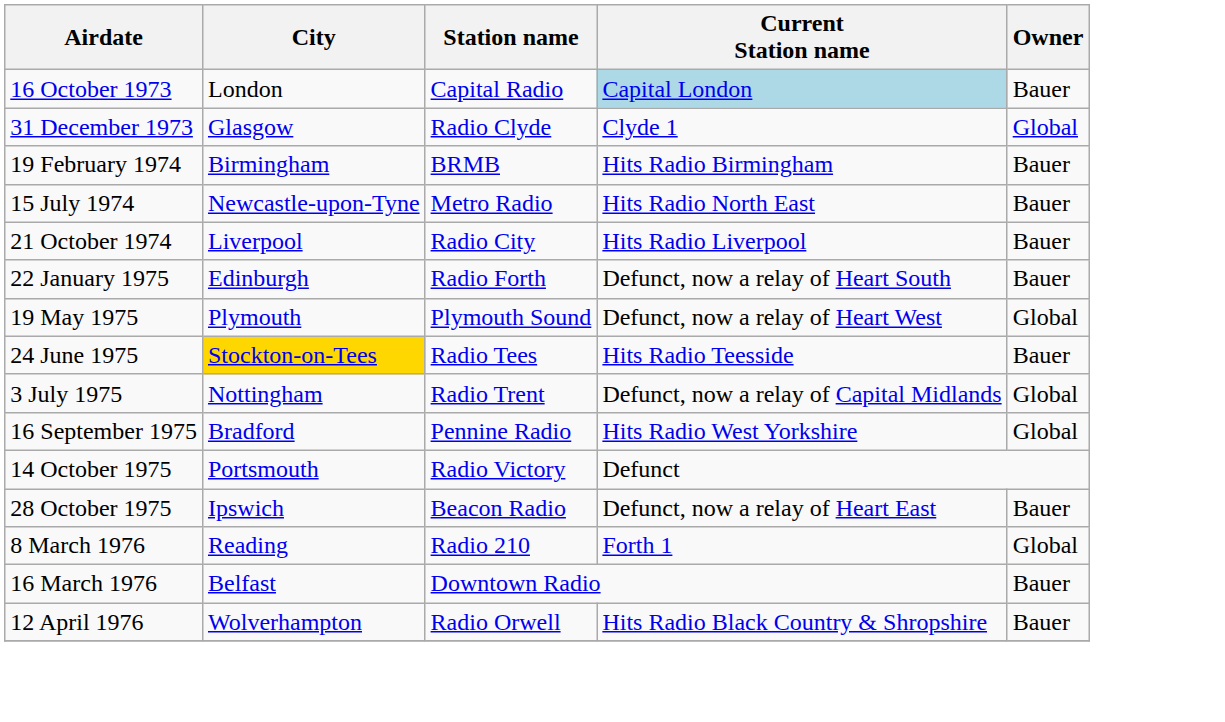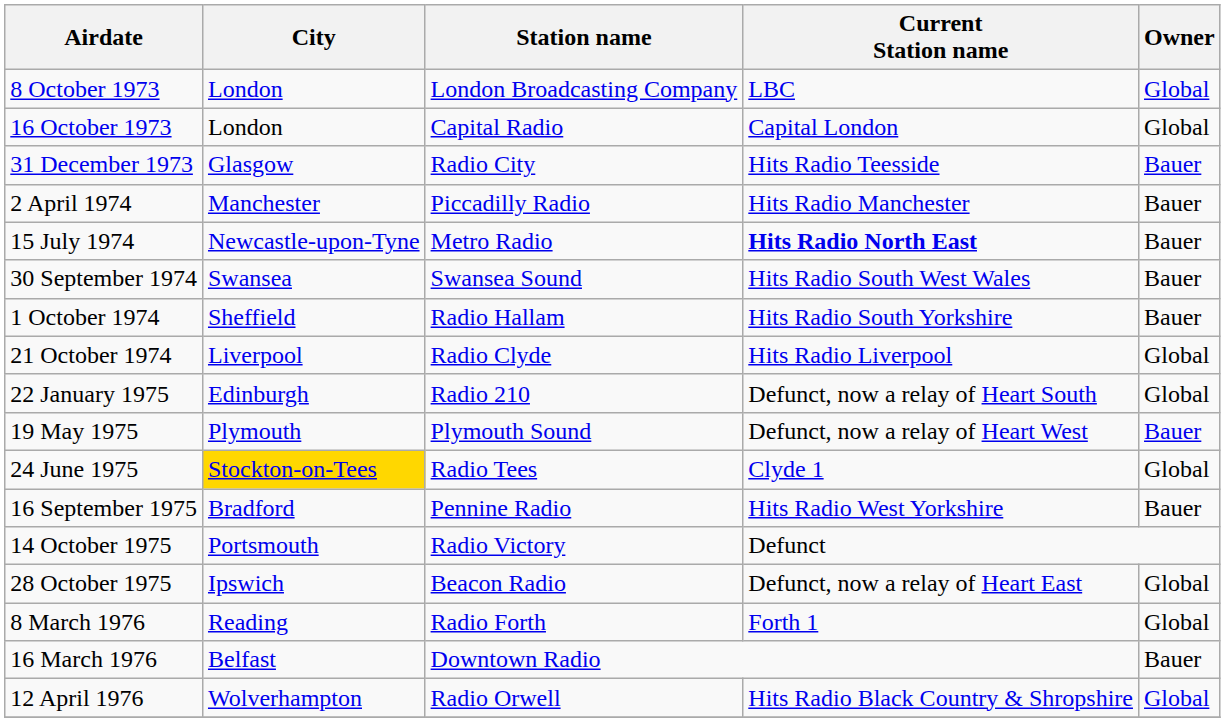+ row: (85, 88)
(677, 88) lightblue background -> (823, 126) no background
(1041, 88) Bauer -> (1177, 126) Global
(491, 126) Radio Clyde -> (483, 164) Radio City
(640, 126) Clyde 1 -> (844, 164) Hits Radio Teesside
(1045, 126) Global -> (1173, 164) Bauer
- row: (96, 164)
+ row: (71, 202)
(709, 202) normal -> (863, 240) bold
+ row: (104, 278)
+ row: (85, 316)
(483, 240) Radio City -> (491, 355) Radio Clyde
(1041, 240) Bauer -> (1177, 355) Global
(488, 278) Radio Forth -> (480, 393) Radio 210
(1041, 278) Bauer -> (1177, 393) Global
(1045, 316) Global -> (1173, 431) Bauer
(698, 355) Hits Radio Teesside -> (786, 469) Clyde 1
(1041, 355) Bauer -> (1177, 469) Global
- row: (66, 393)
(1045, 431) Global -> (1173, 507) Bauer
(1041, 507) Bauer -> (1177, 583) Global
(480, 545) Radio 210 -> (488, 621) Radio Forth
(1041, 621) Bauer -> (1177, 697) Global
